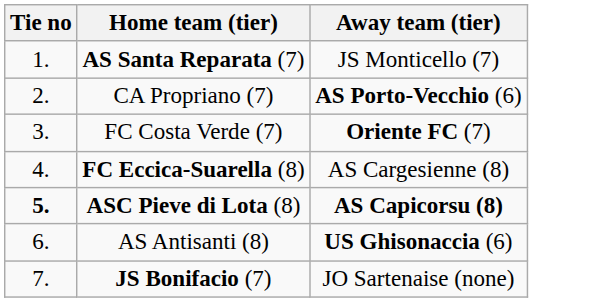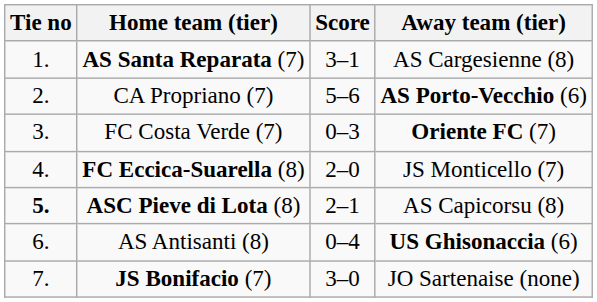+ column: (343, 22)
(418, 59) JS Monticello (7) -> (484, 59) AS Cargesienne (8)
(418, 168) AS Cargesienne (8) -> (484, 168) JS Monticello (7)
(418, 205) bold -> (484, 205) normal
